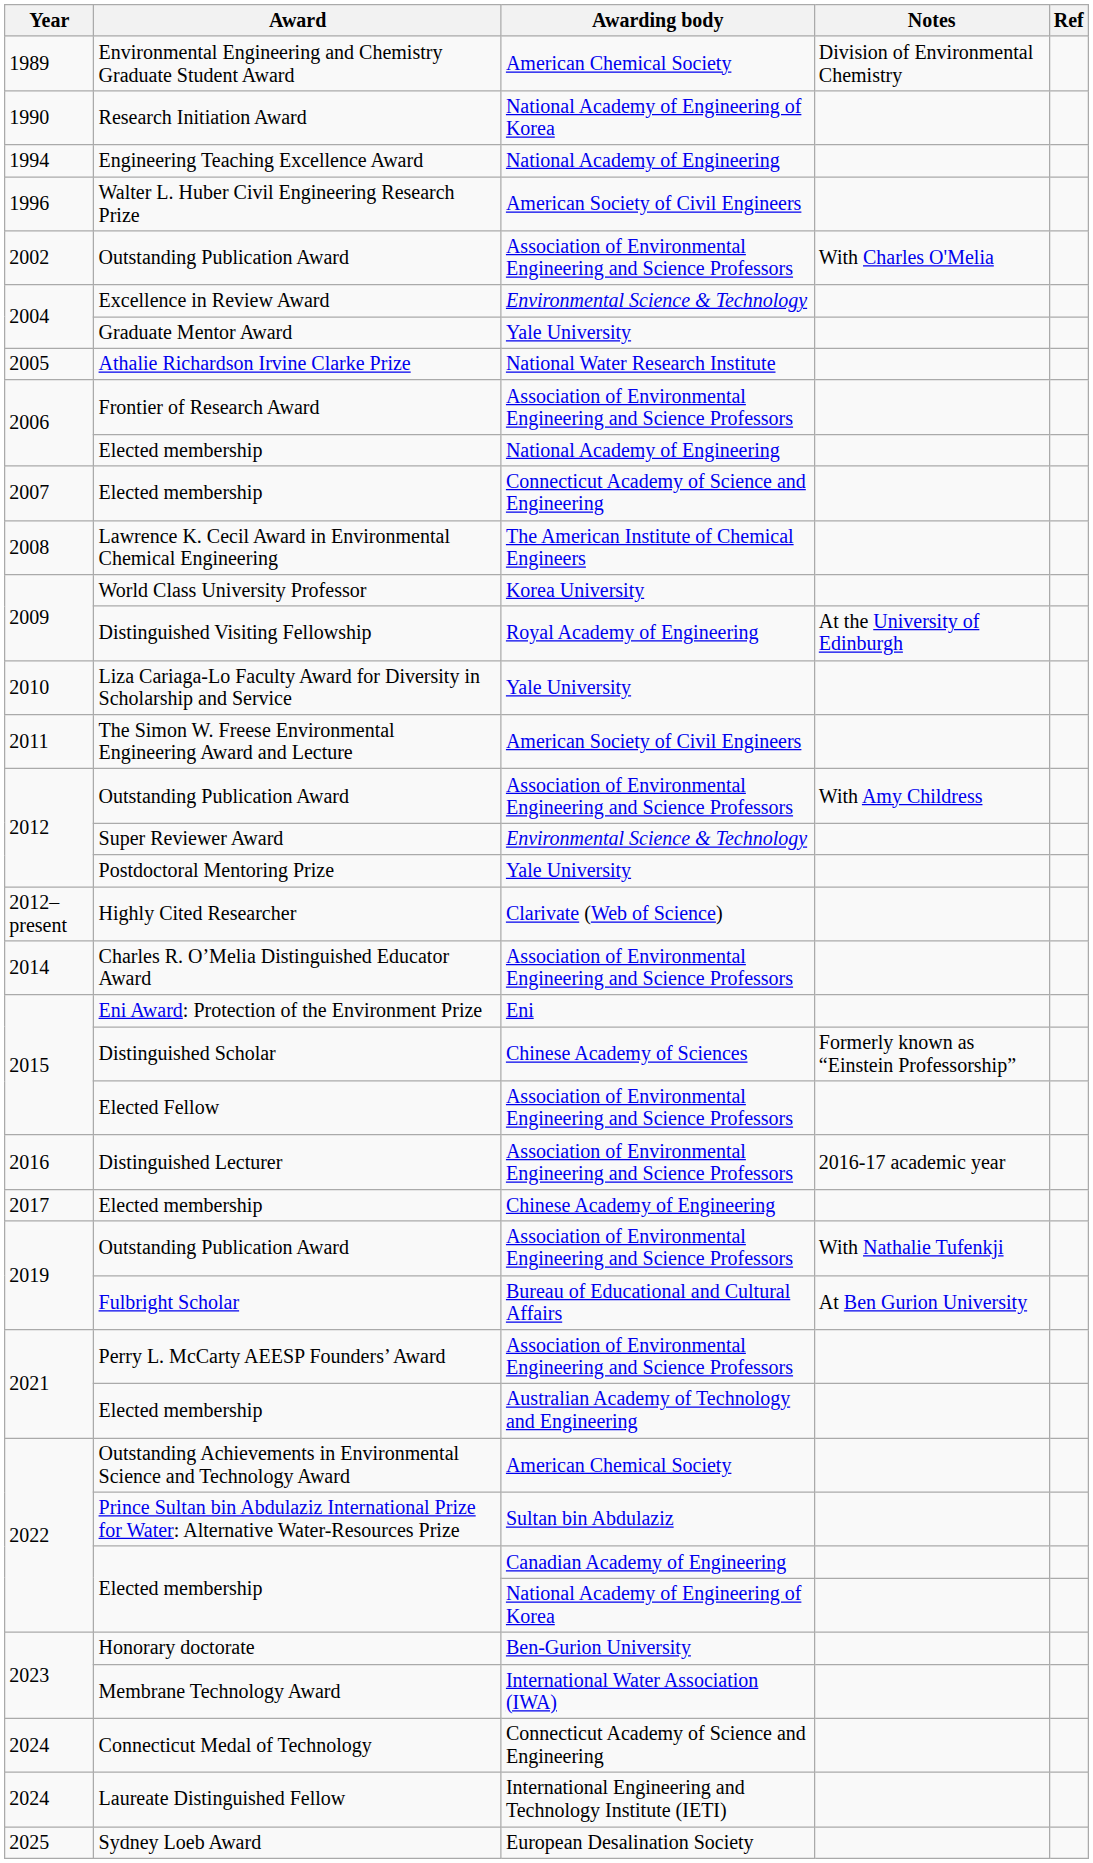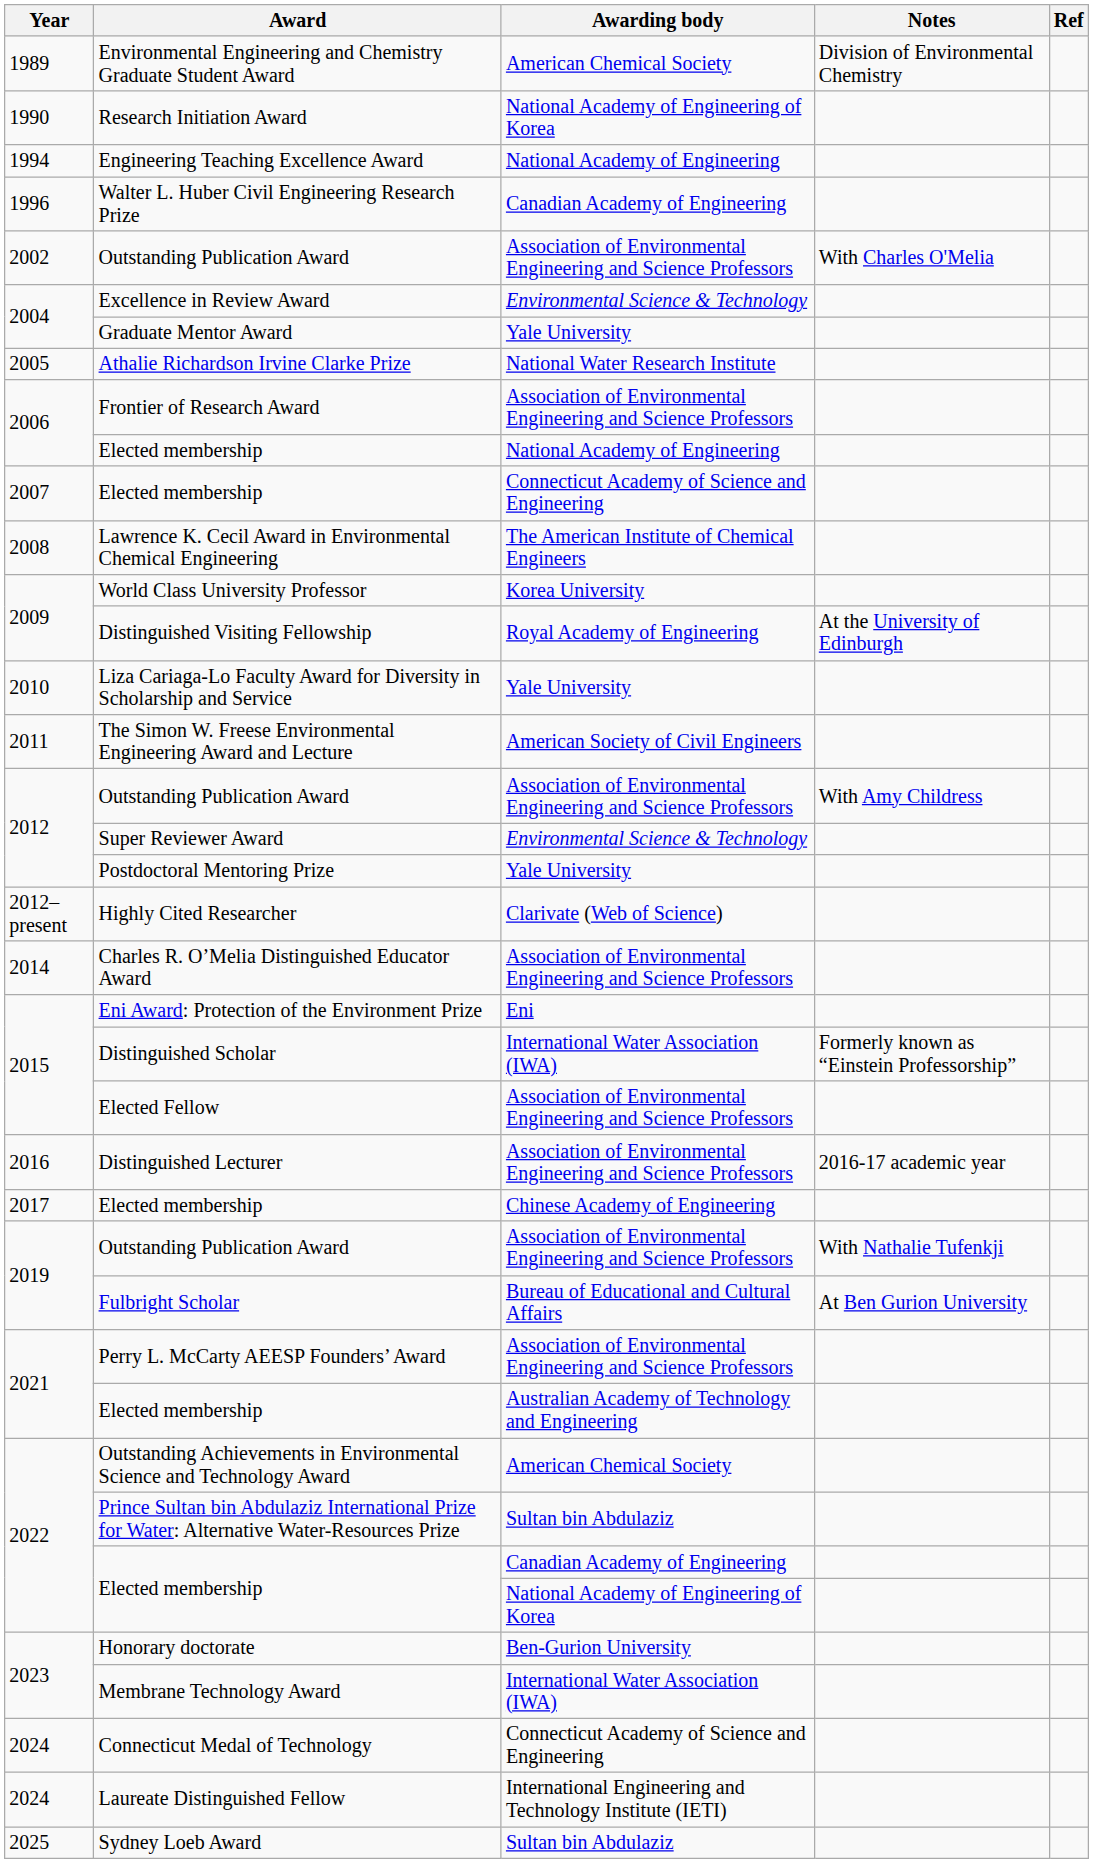(654, 203) American Society of Civil Engineers -> (646, 203) Canadian Academy of Engineering
(627, 1053) Chinese Academy of Sciences -> (632, 1053) International Water Association (IWA)
(630, 1842) European Desalination Society -> (590, 1842) Sultan bin Abdulaziz
